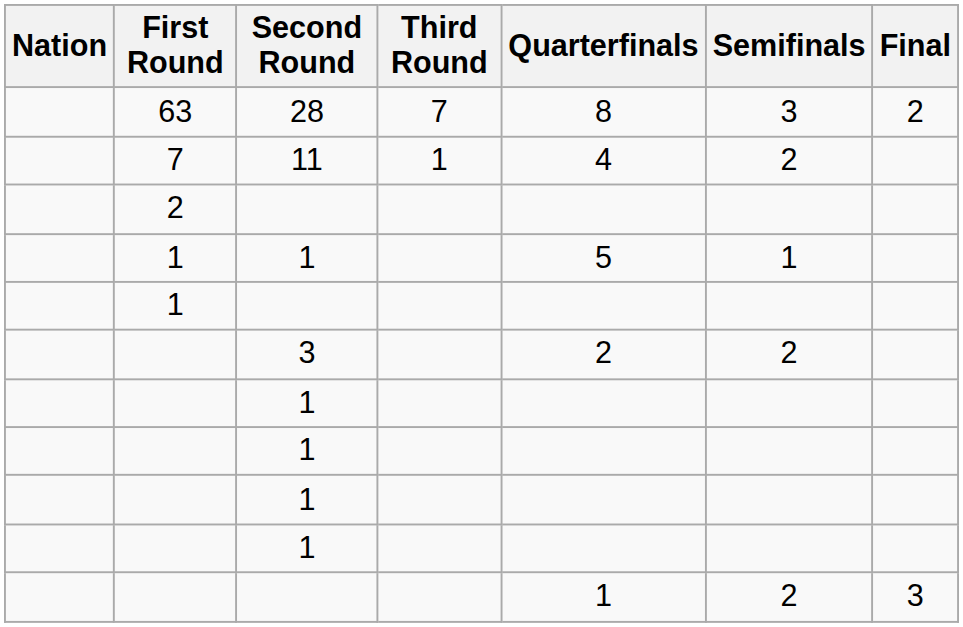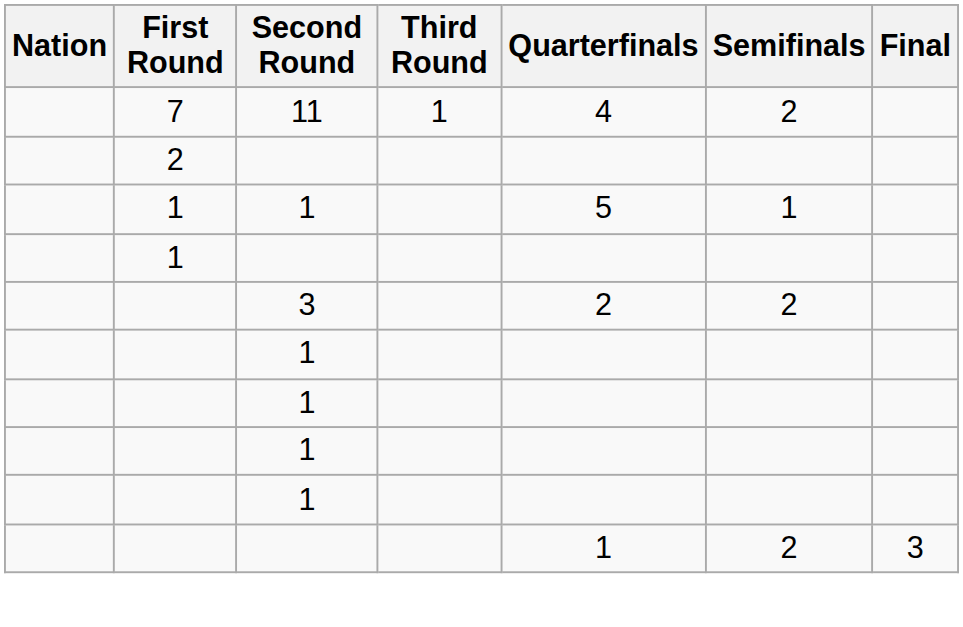- row: (175, 111)
